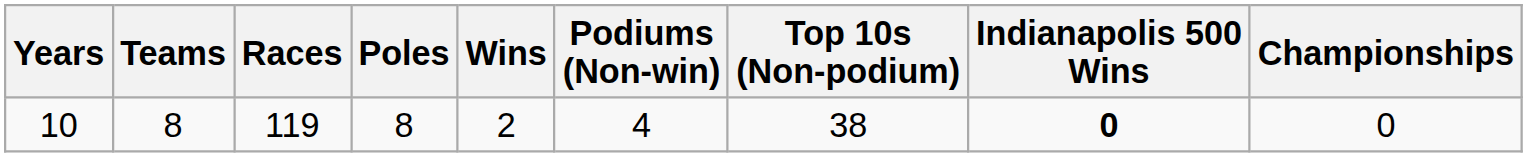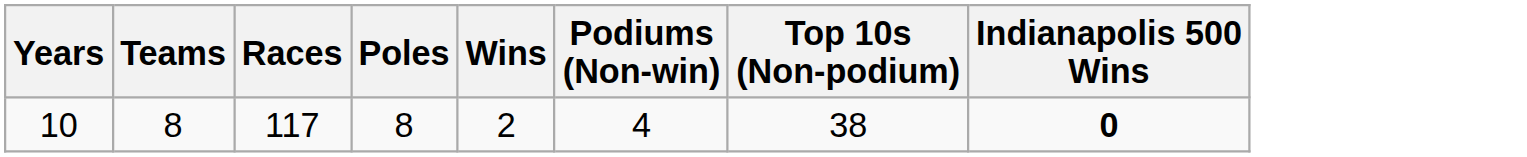- column: (1386, 52)
(292, 125) 119 -> (292, 125) 117
